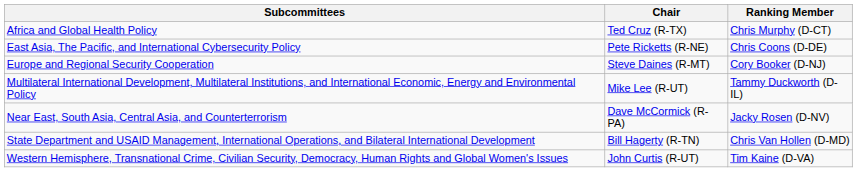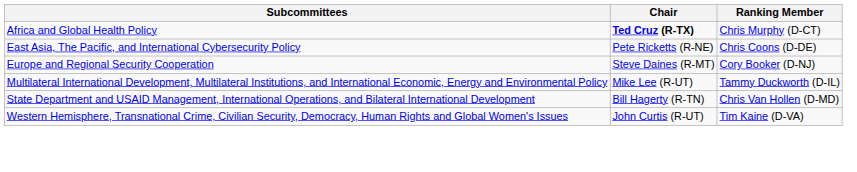(647, 30) normal -> (653, 30) bold
- row: (147, 117)
